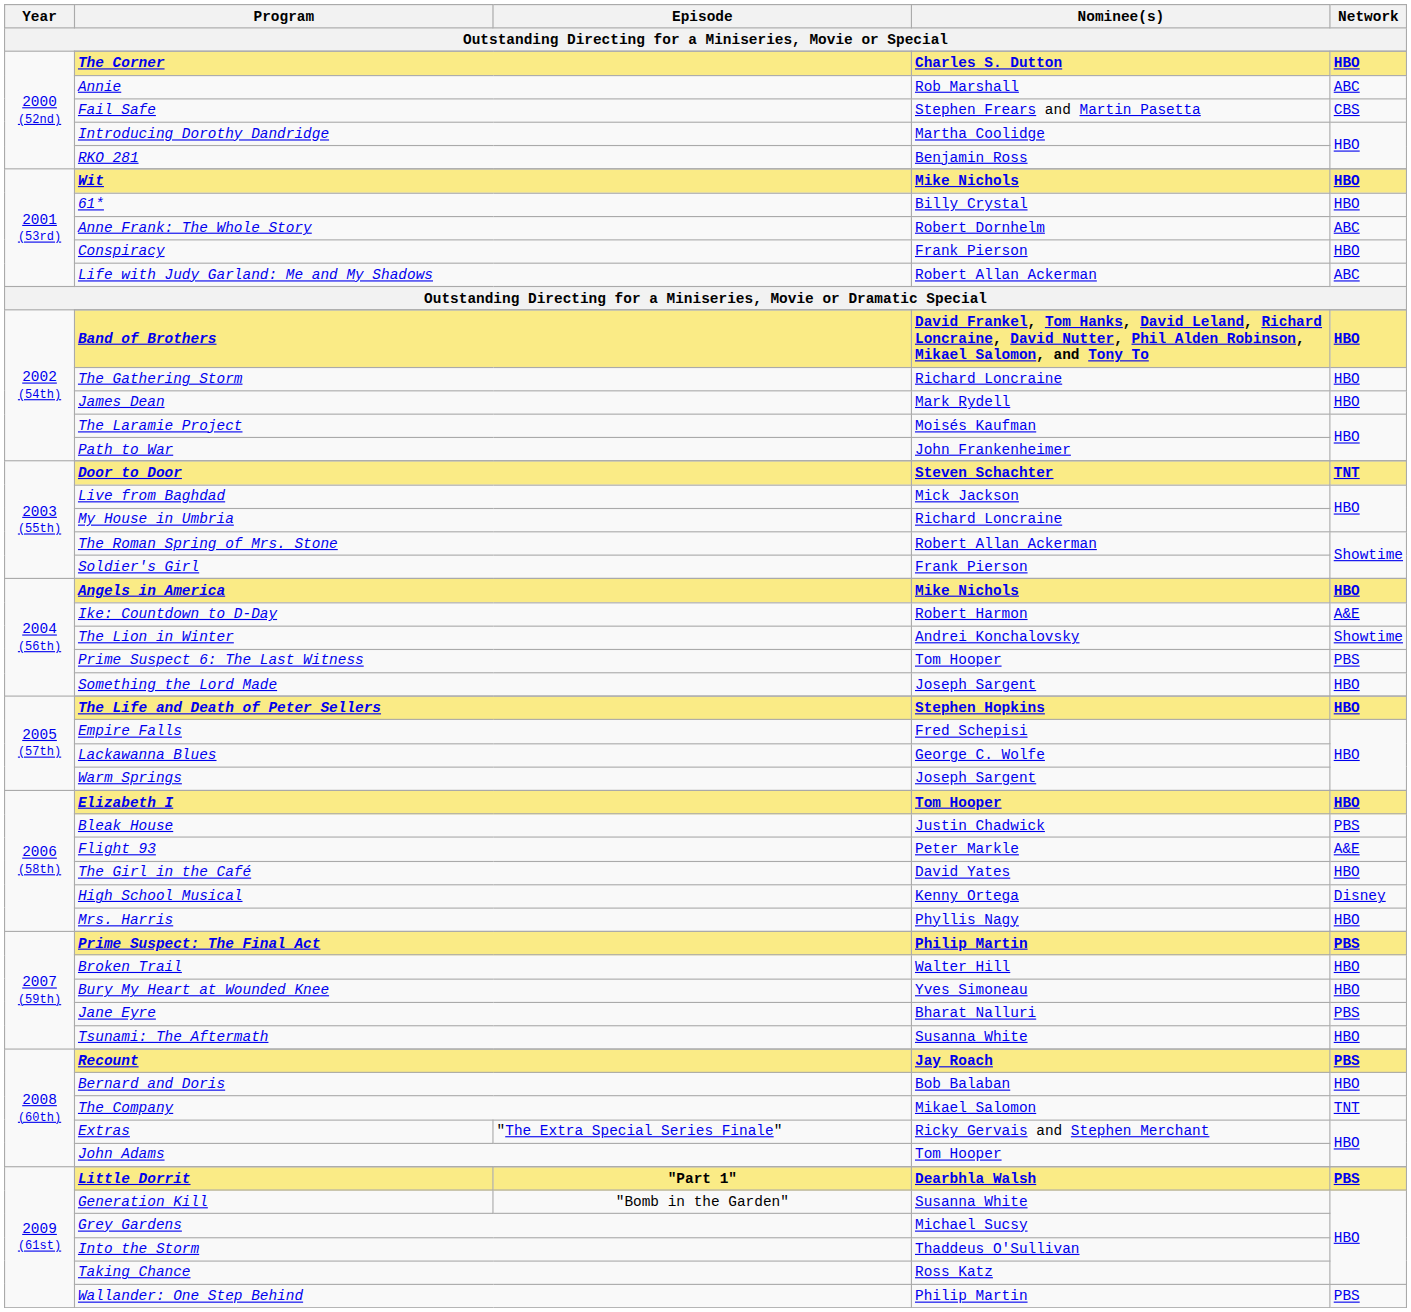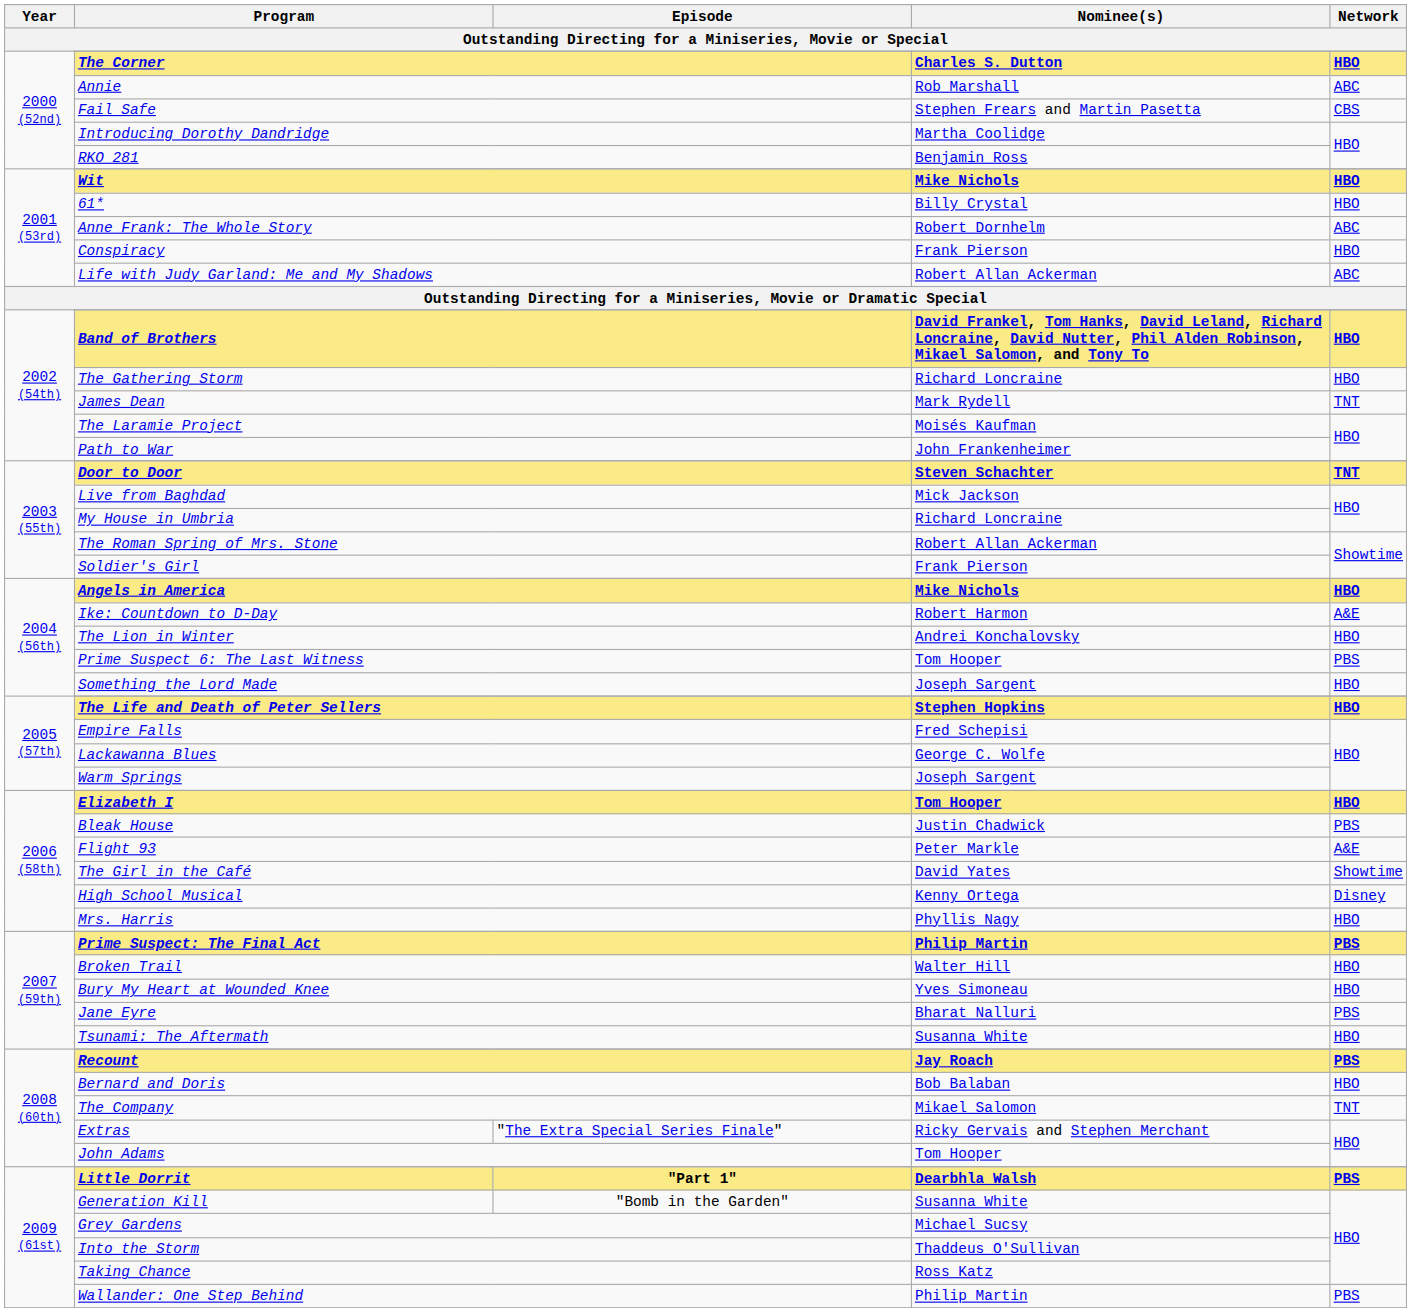(1347, 402) HBO -> (1347, 402) TNT
(1368, 638) Showtime -> (1347, 638) HBO
(1347, 873) HBO -> (1368, 873) Showtime
